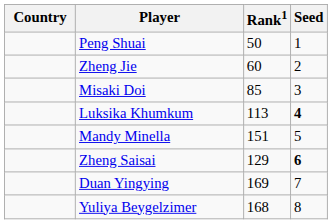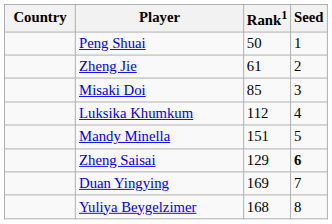(254, 66) 60 -> (254, 66) 61
(258, 113) 113 -> (258, 113) 112
(298, 113) bold -> (298, 113) normal
